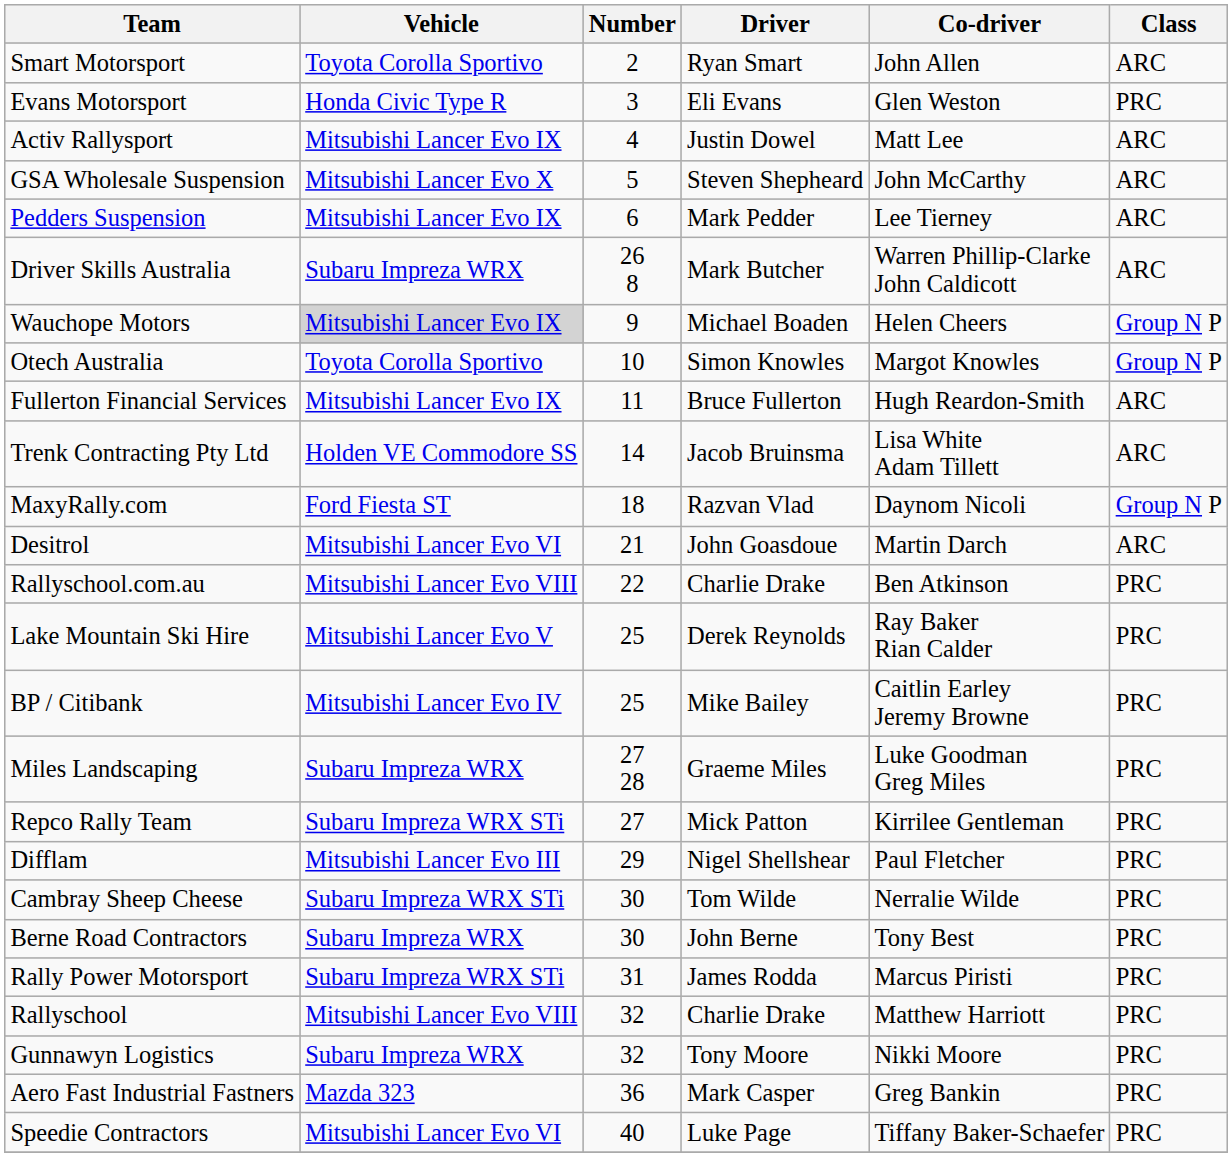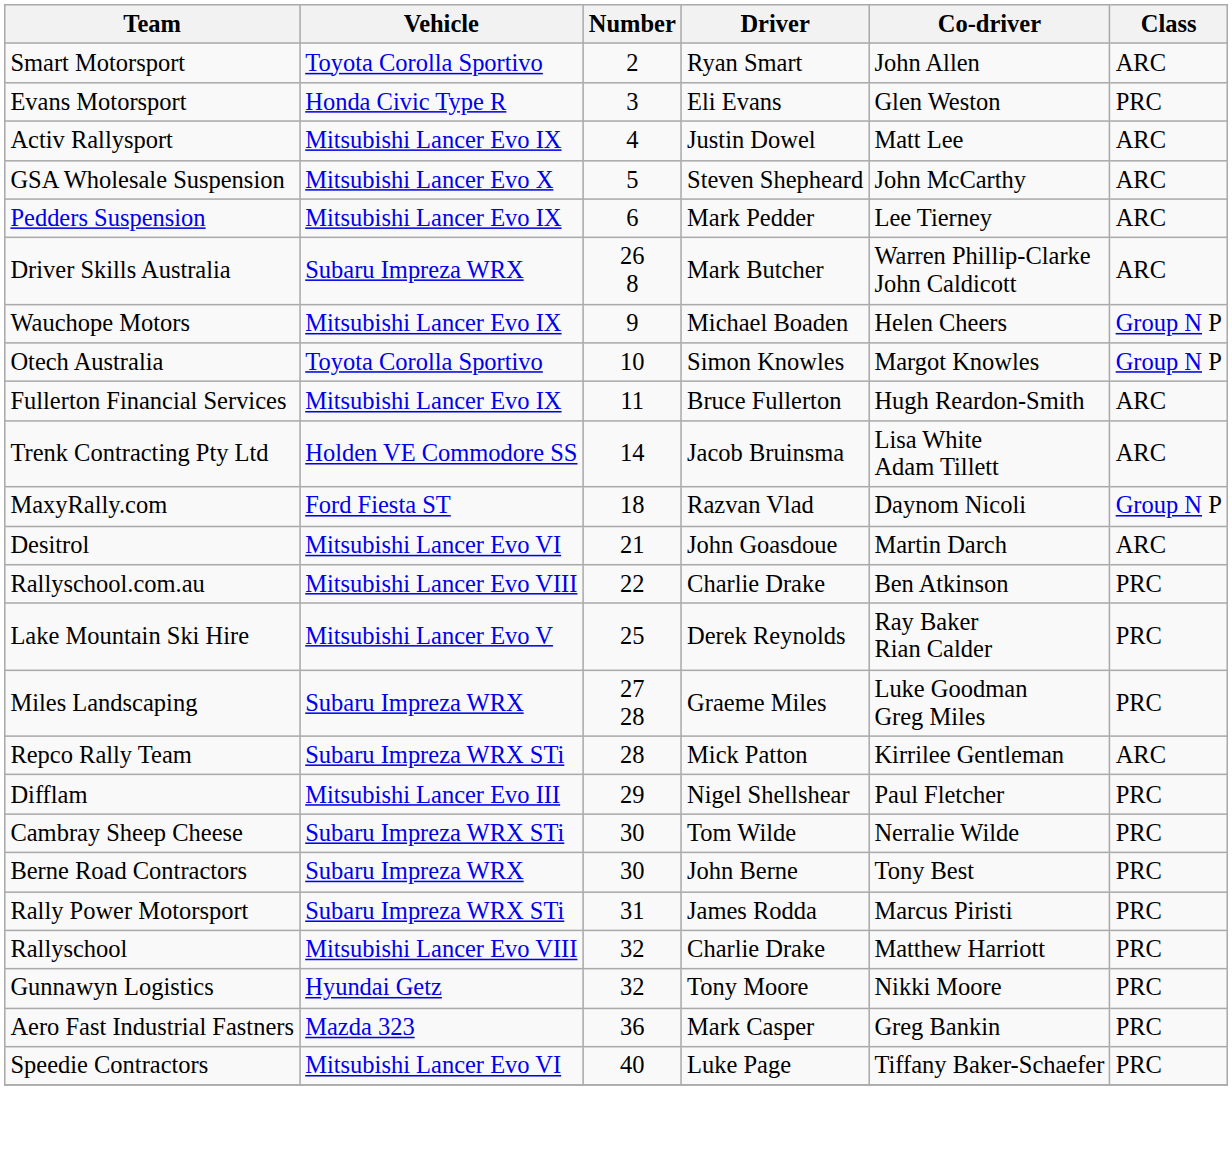(433, 323) lightgrey background -> (433, 323) no background
- row: (77, 702)
(632, 821) 27 -> (632, 755) 28
(1139, 821) PRC -> (1141, 755) ARC
(414, 1054) Subaru Impreza WRX -> (374, 988) Hyundai Getz
